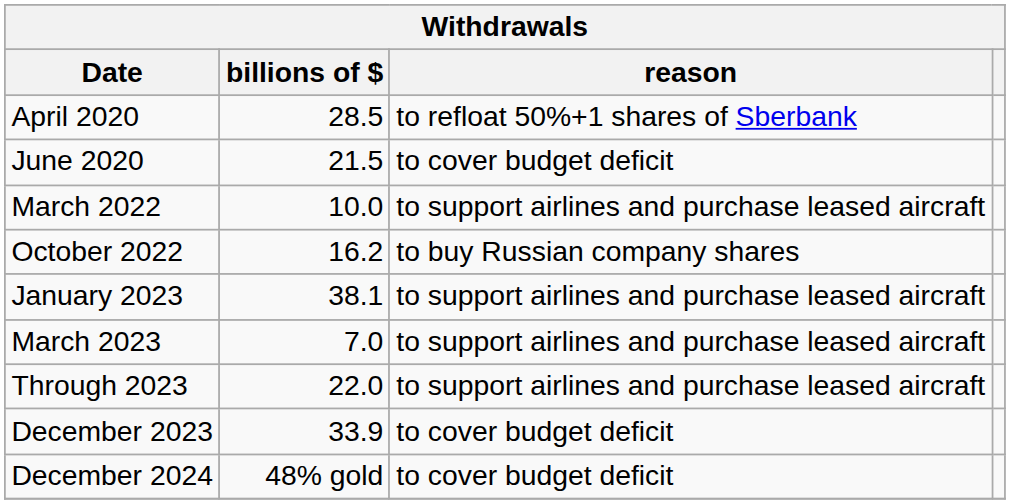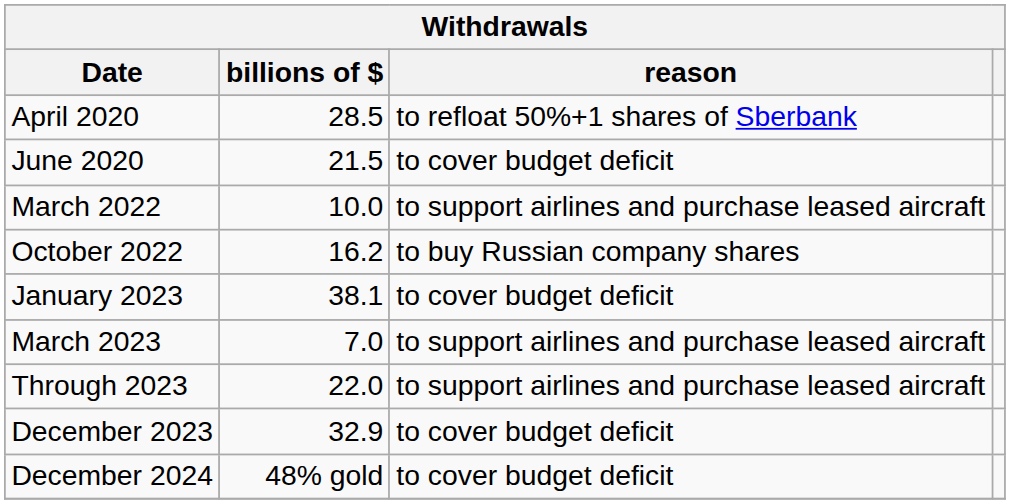(691, 296) to support airlines and purchase leased aircraft -> (535, 296) to cover budget deficit
(356, 431) 33.9 -> (356, 431) 32.9
